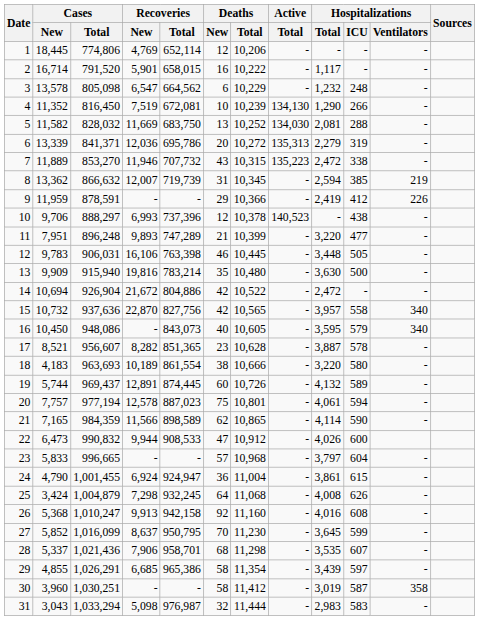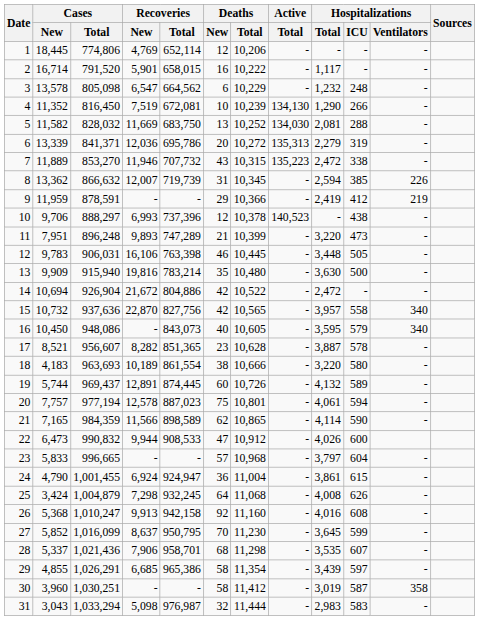(419, 180) 219 -> (419, 180) 226
(419, 198) 226 -> (419, 198) 219
(359, 236) 477 -> (359, 236) 473
